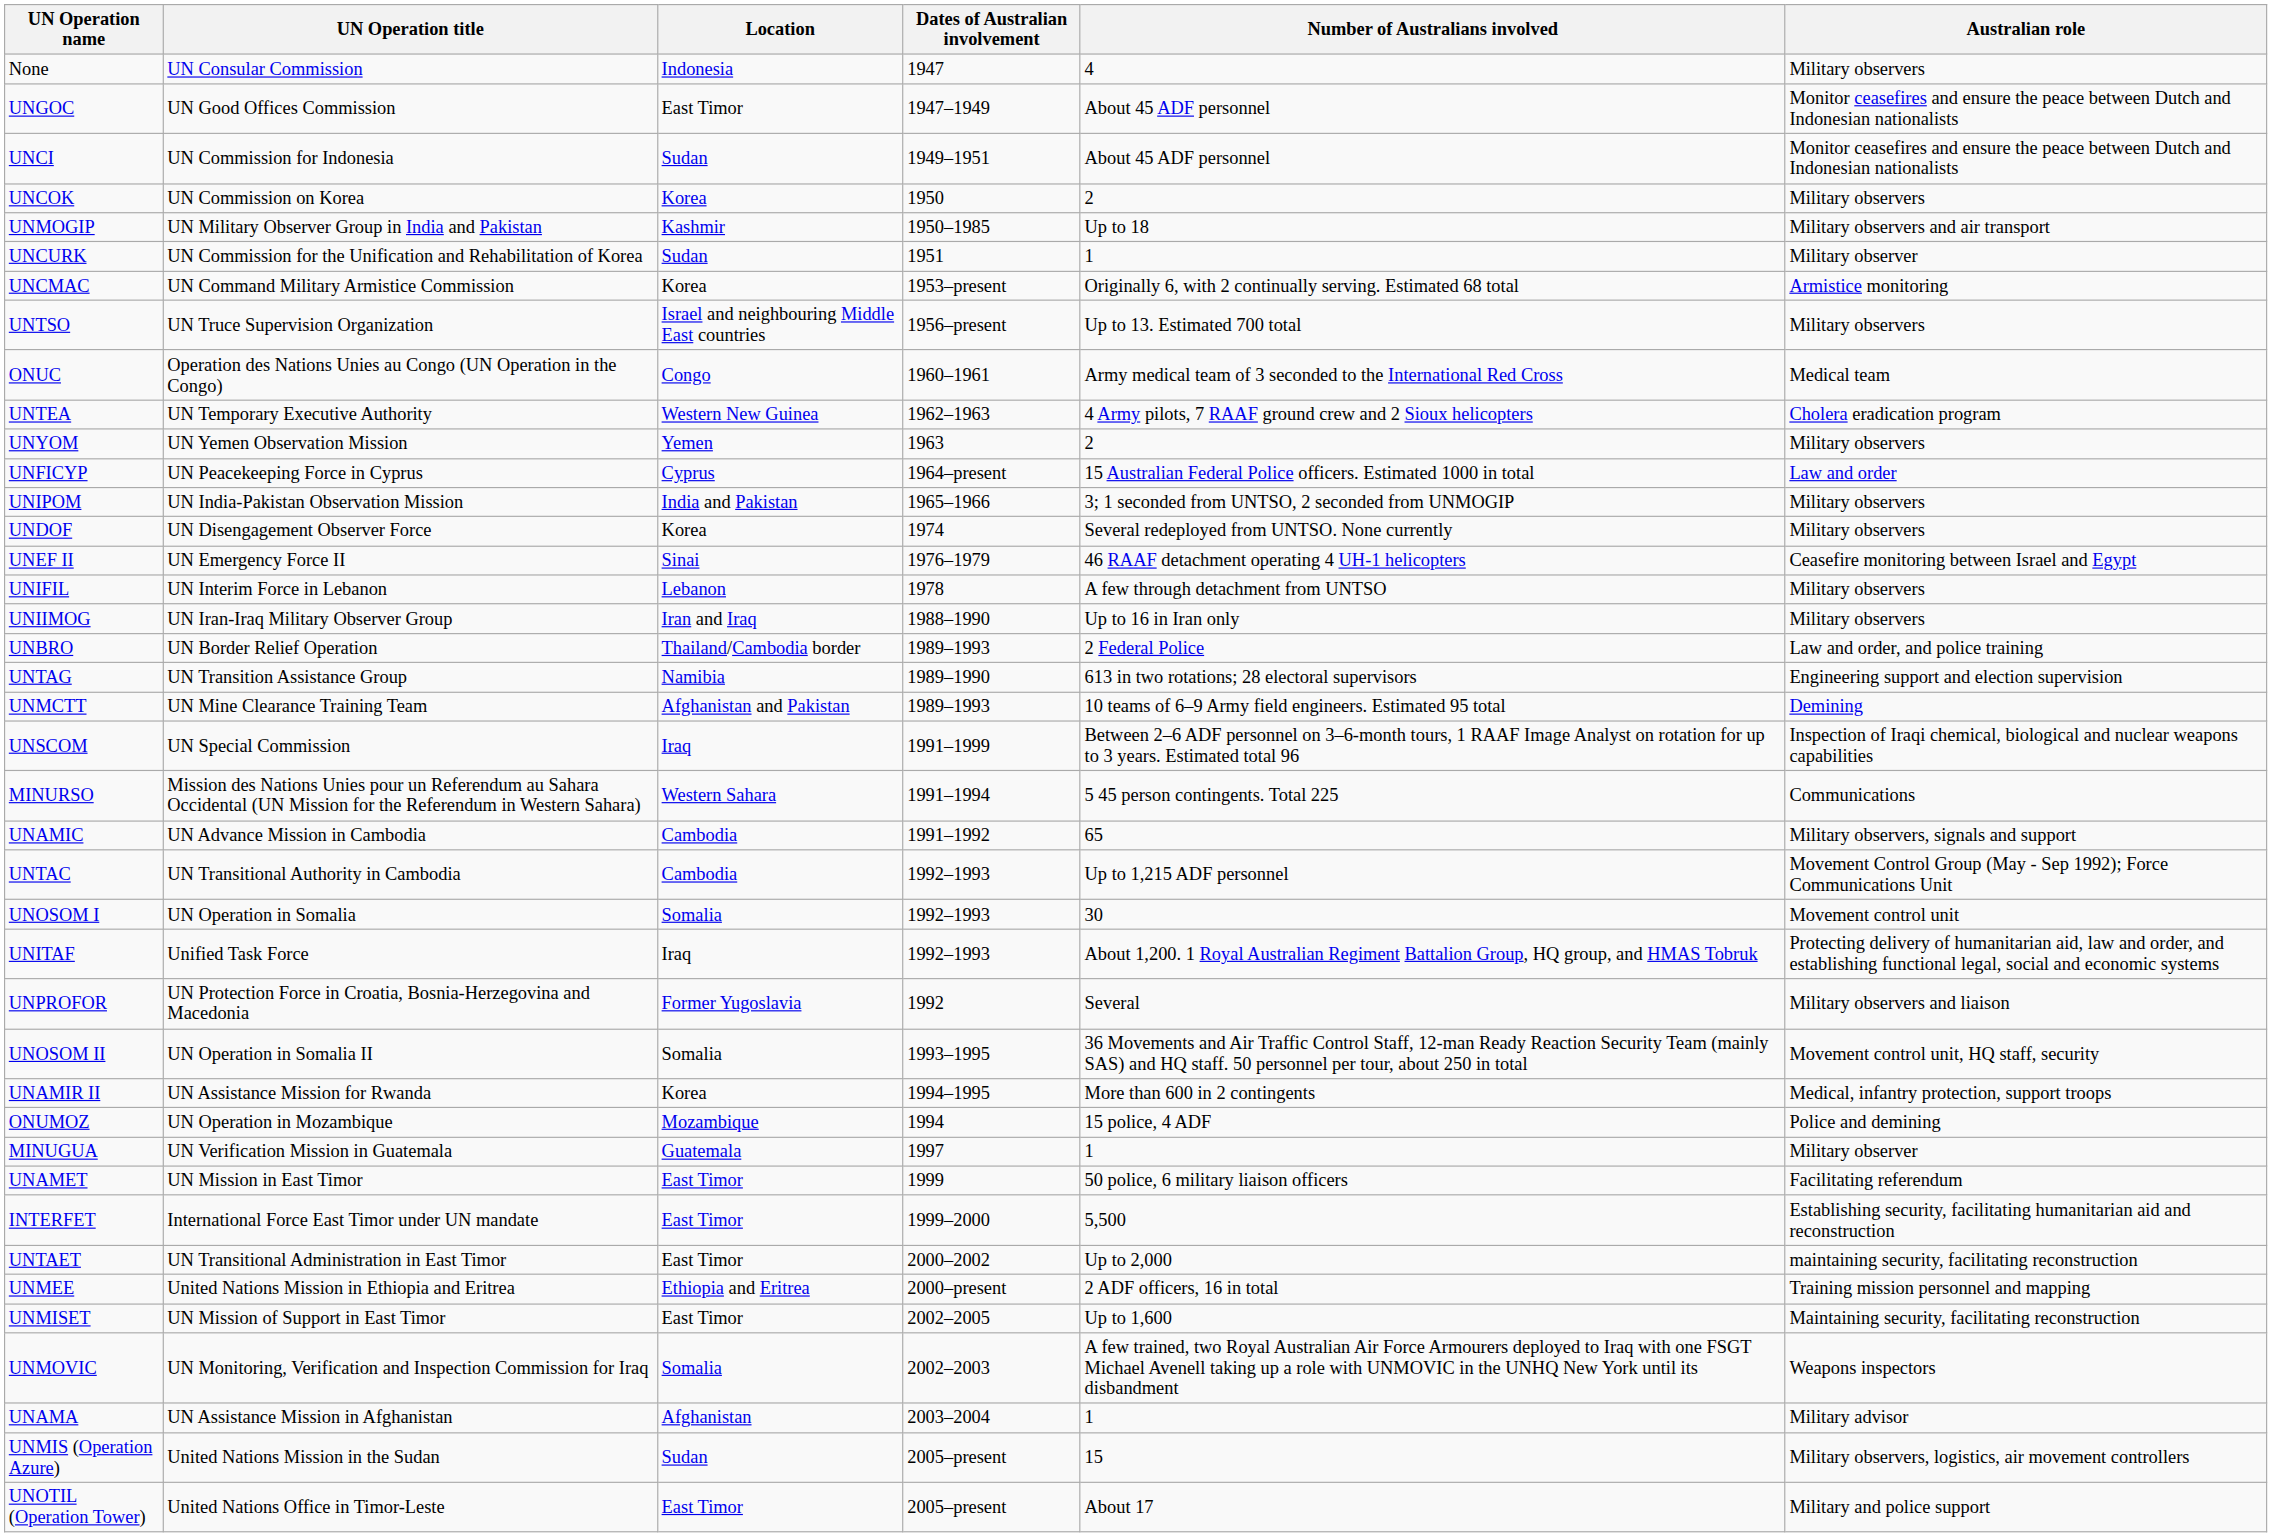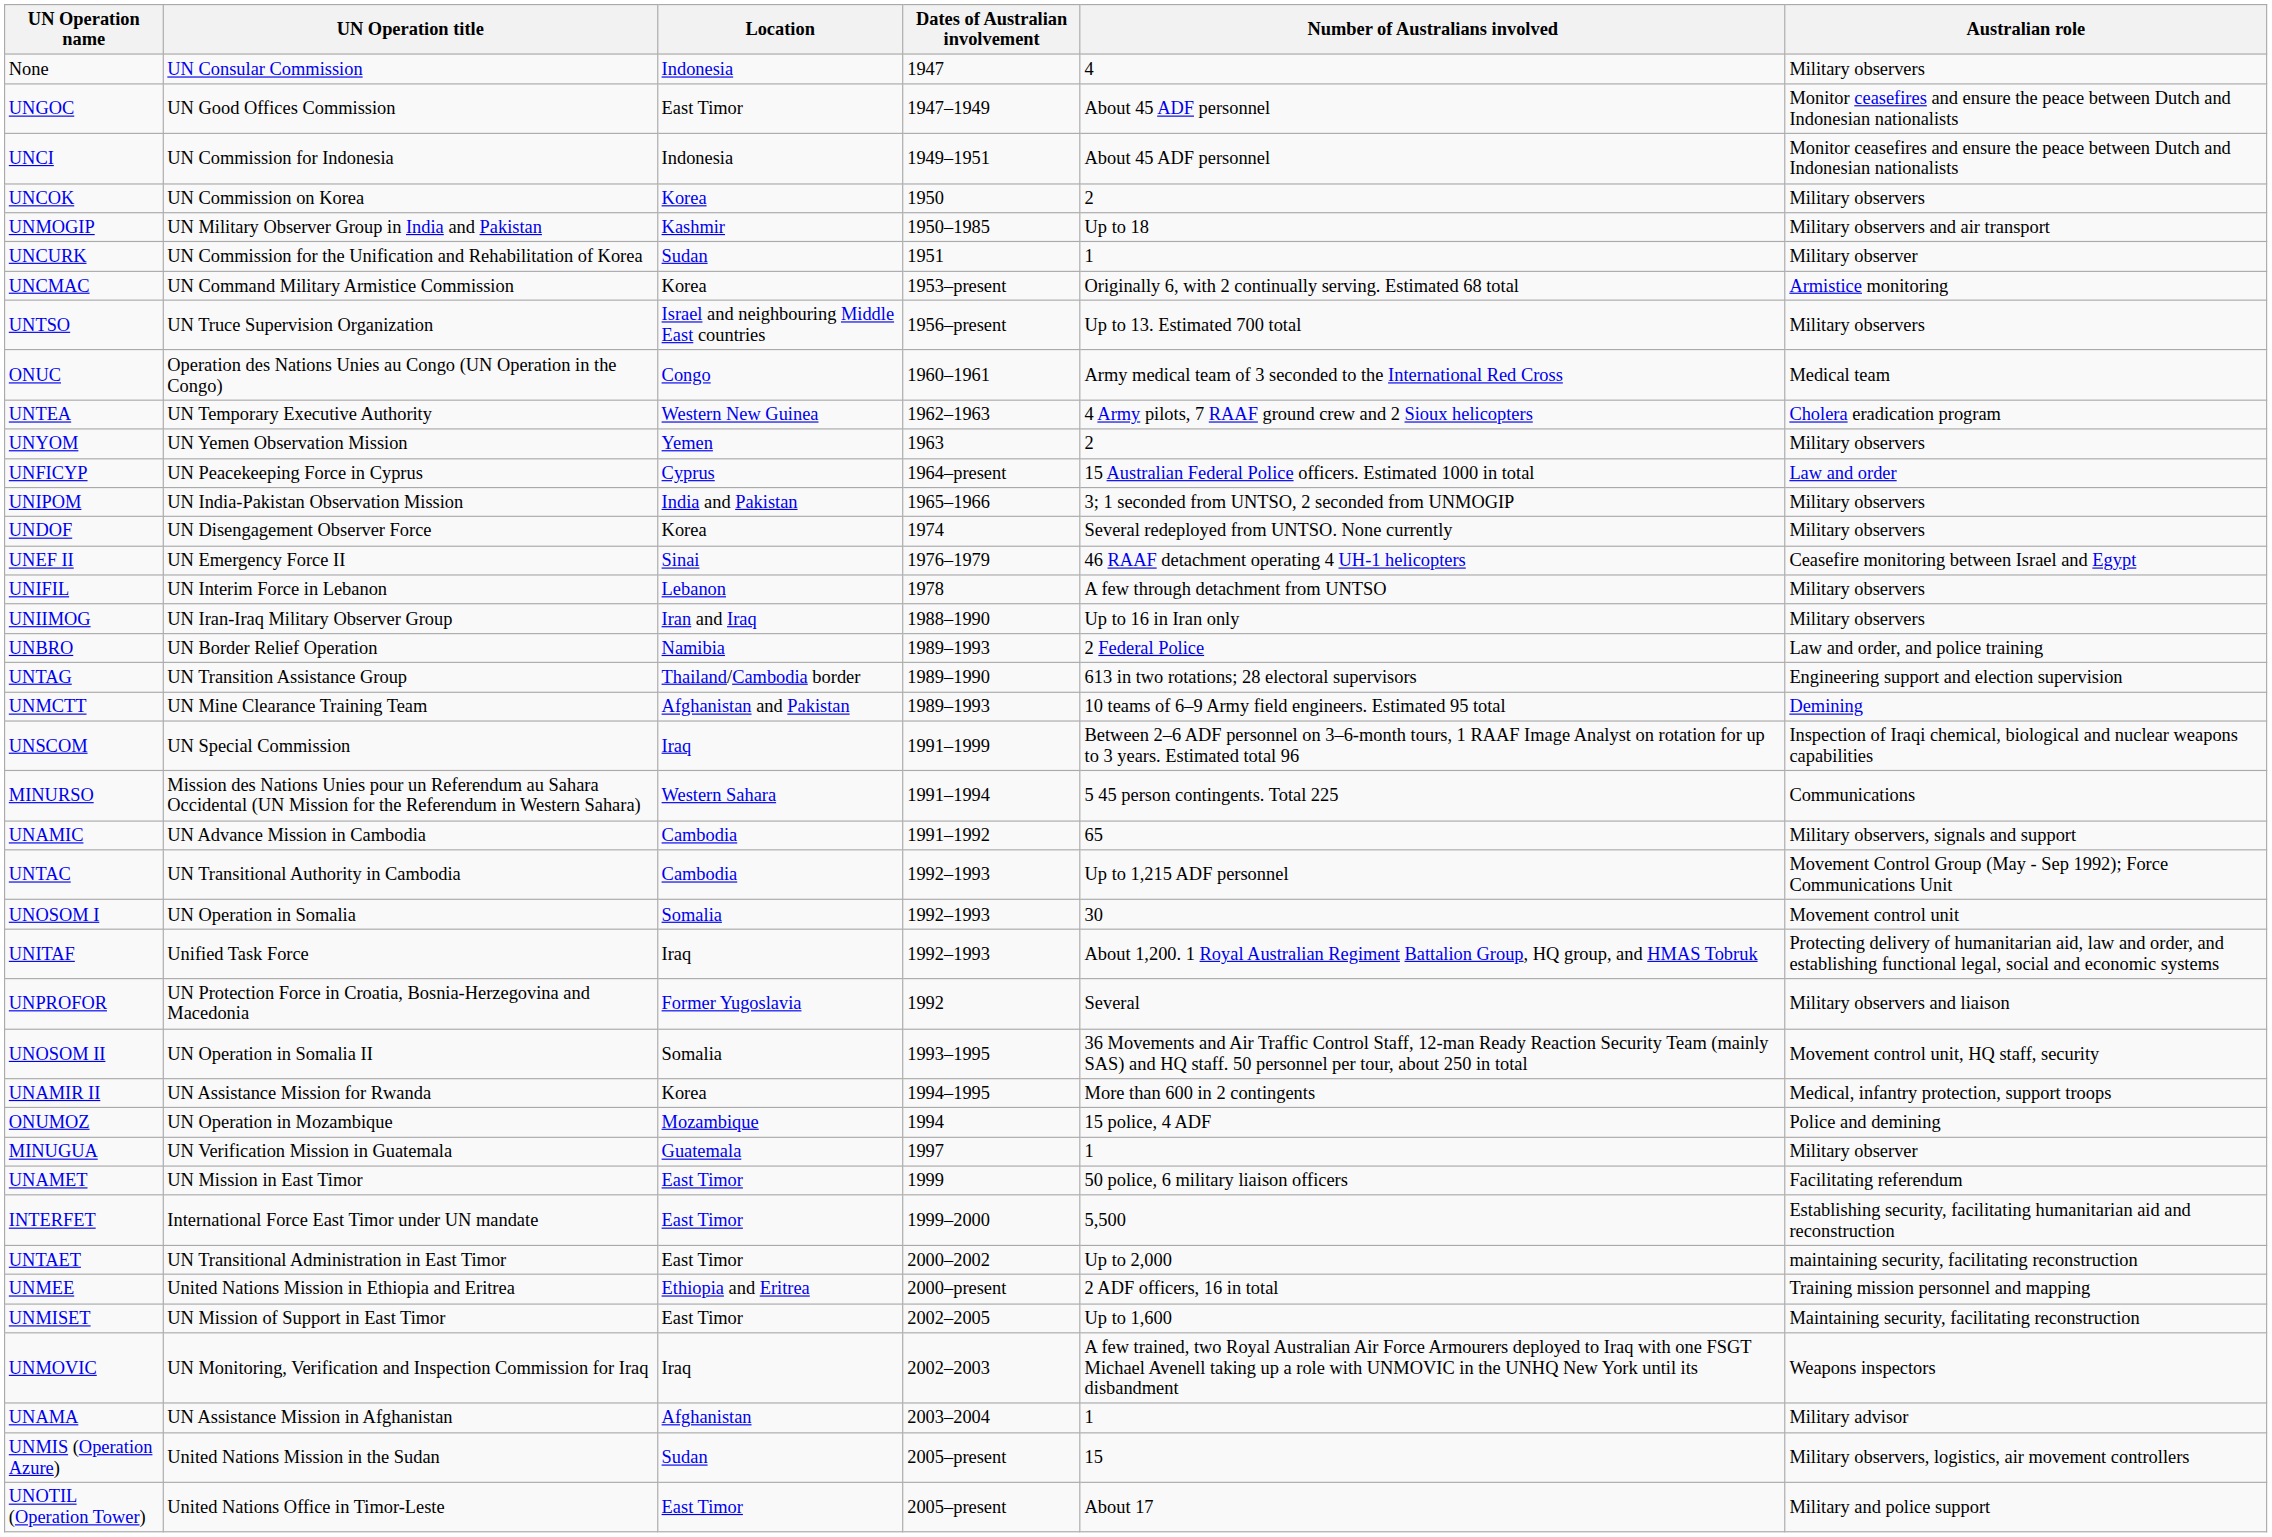(685, 158) Sudan -> (697, 158) Indonesia
(761, 647) Thailand/Cambodia border -> (693, 647) Namibia
(693, 677) Namibia -> (761, 677) Thailand/Cambodia border
(692, 1367) Somalia -> (676, 1367) Iraq
